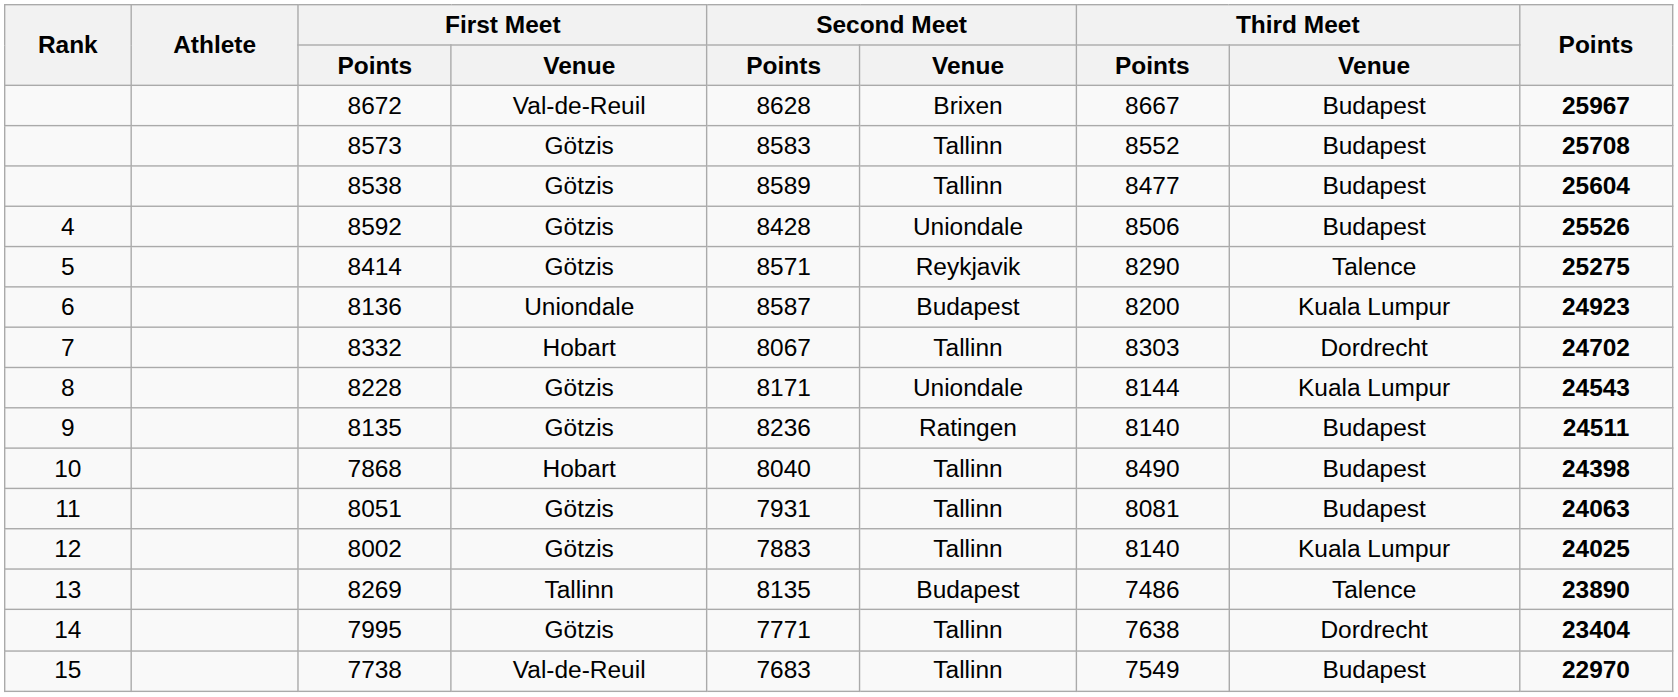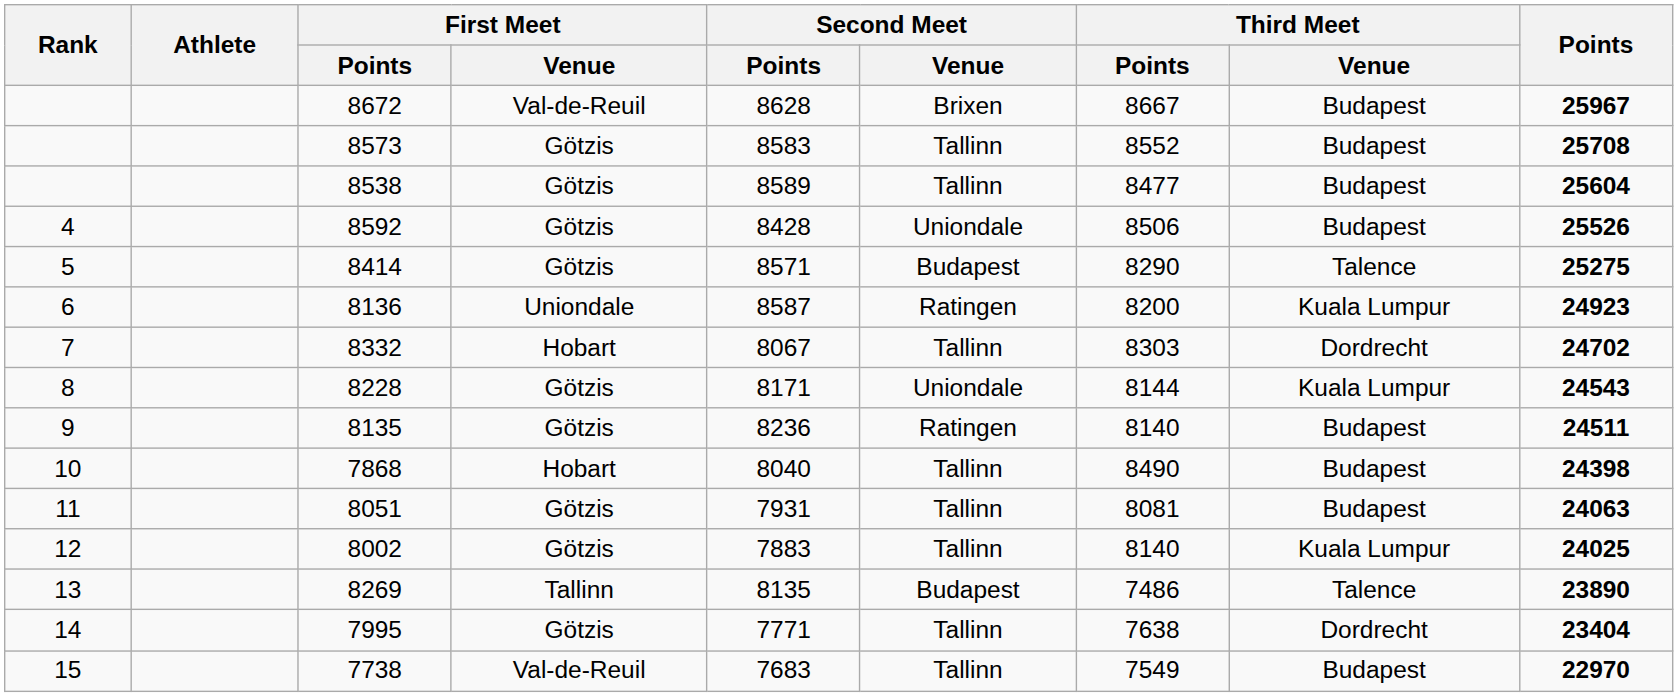(968, 266) Reykjavik -> (968, 266) Budapest
(968, 306) Budapest -> (968, 306) Ratingen
